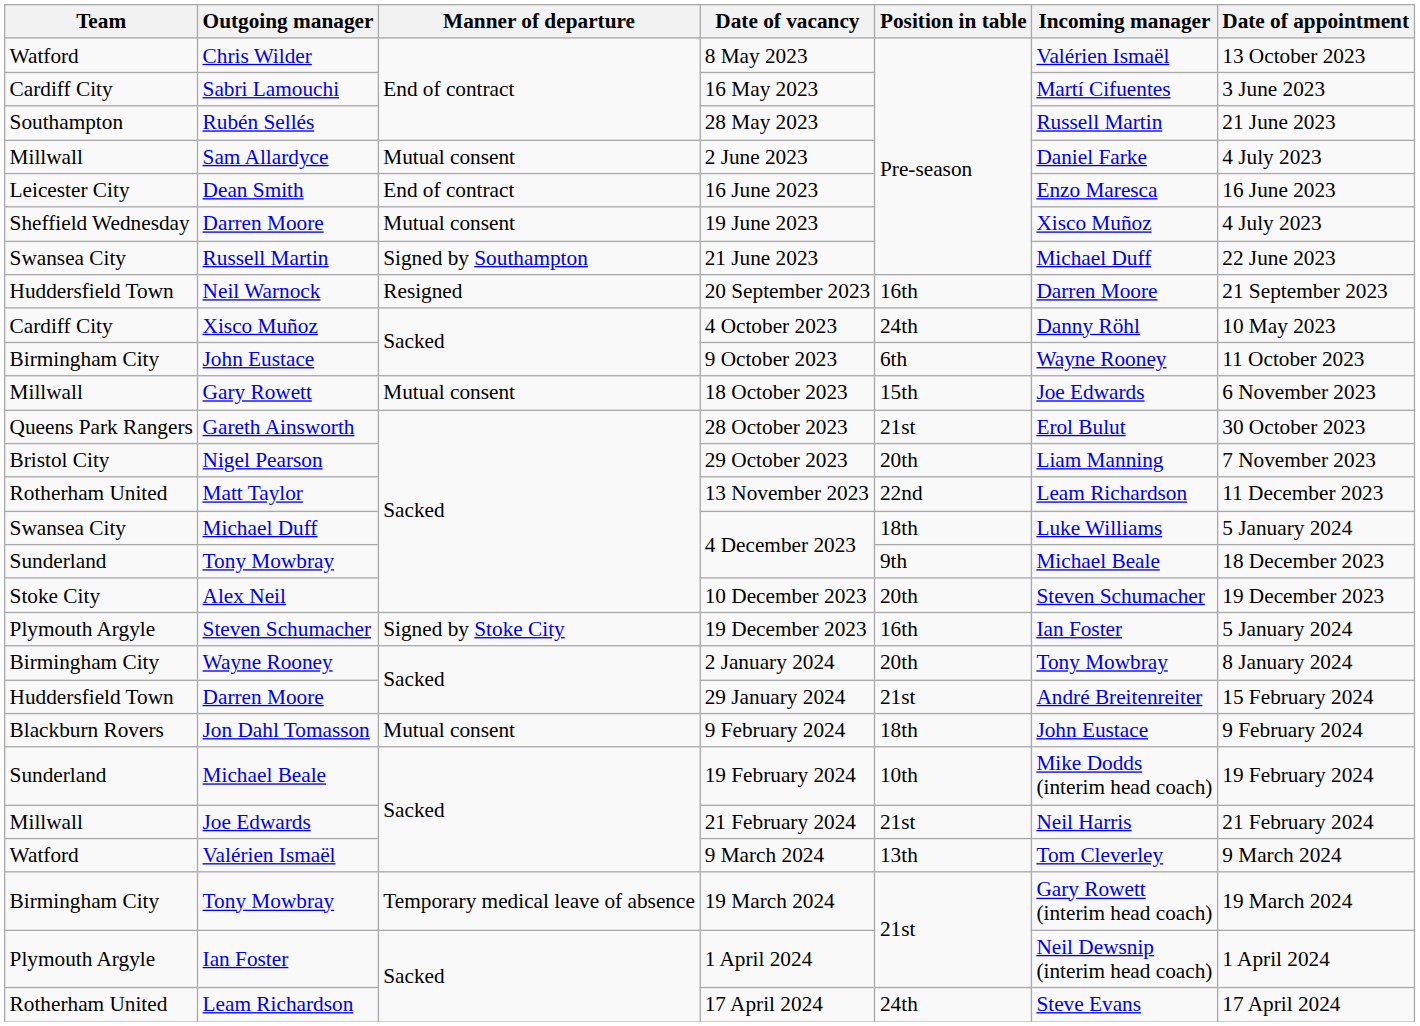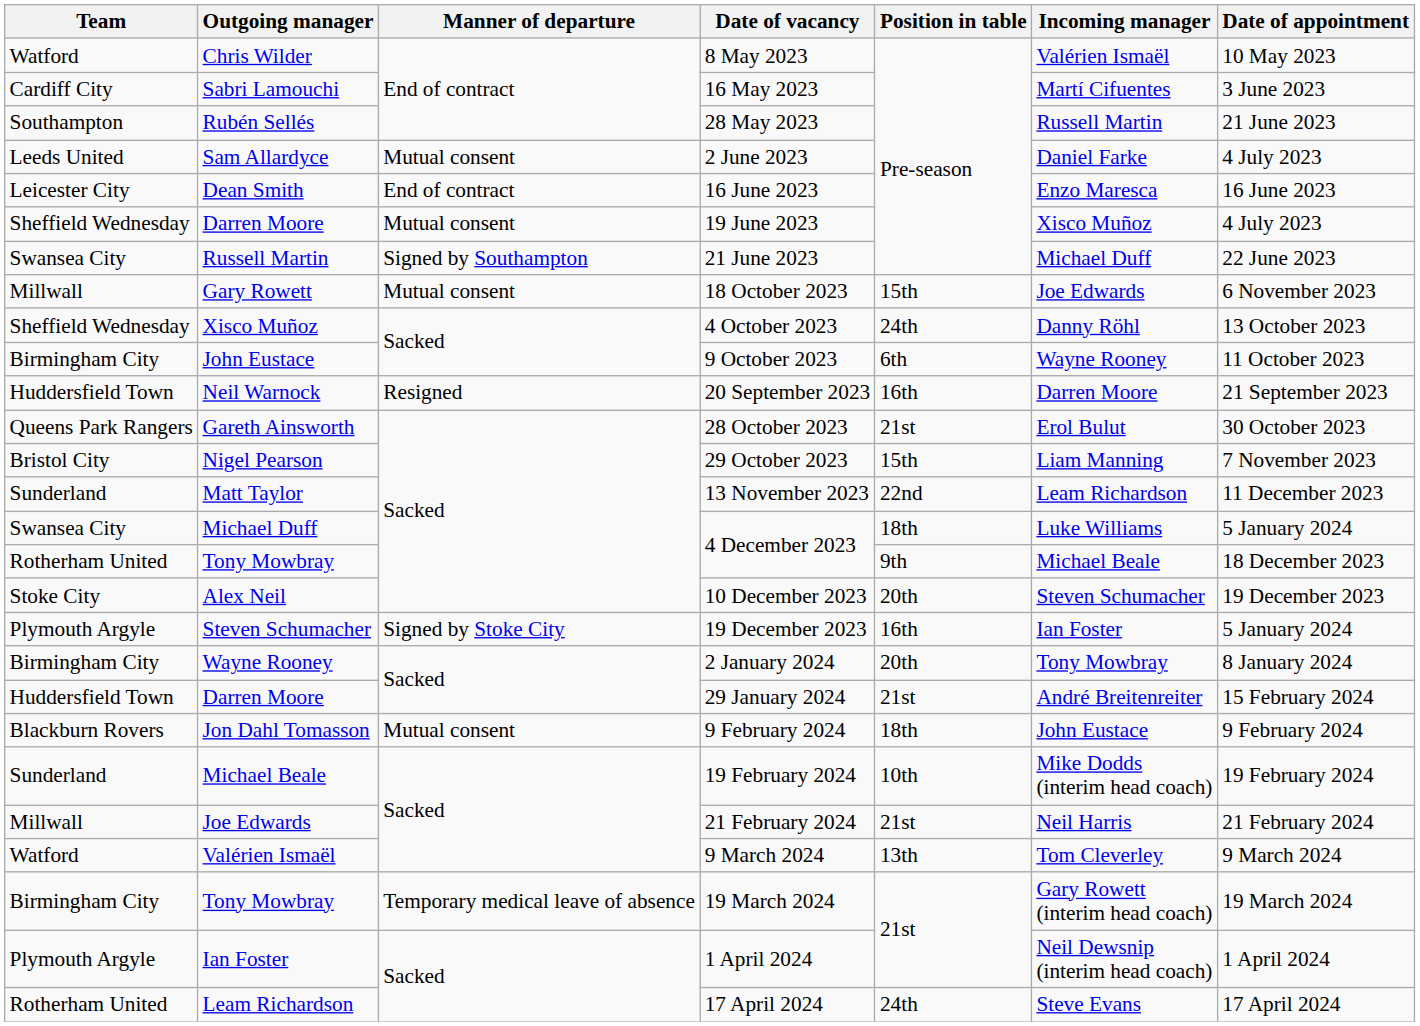(1294, 55) 13 October 2023 -> (1279, 55) 10 May 2023
(46, 156) Millwall -> (67, 156) Leeds United
rows swapped: (262, 291) <-> (257, 392)
(61, 325) Cardiff City -> (100, 325) Sheffield Wednesday
(1279, 325) 10 May 2023 -> (1294, 325) 13 October 2023
(899, 460) 20th -> (899, 460) 15th
(88, 493) Rotherham United -> (58, 493) Sunderland
(58, 561) Sunderland -> (88, 561) Rotherham United
